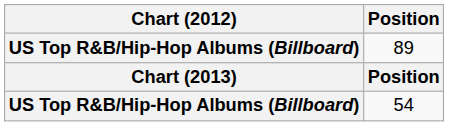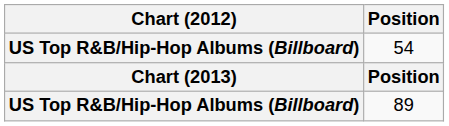rows swapped: (404, 105) <-> (404, 47)
